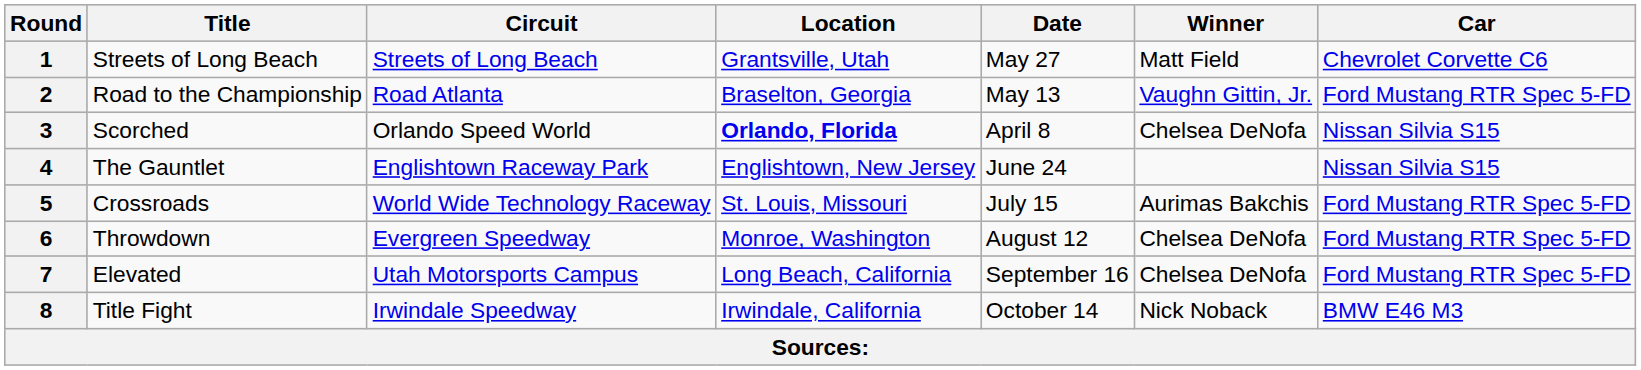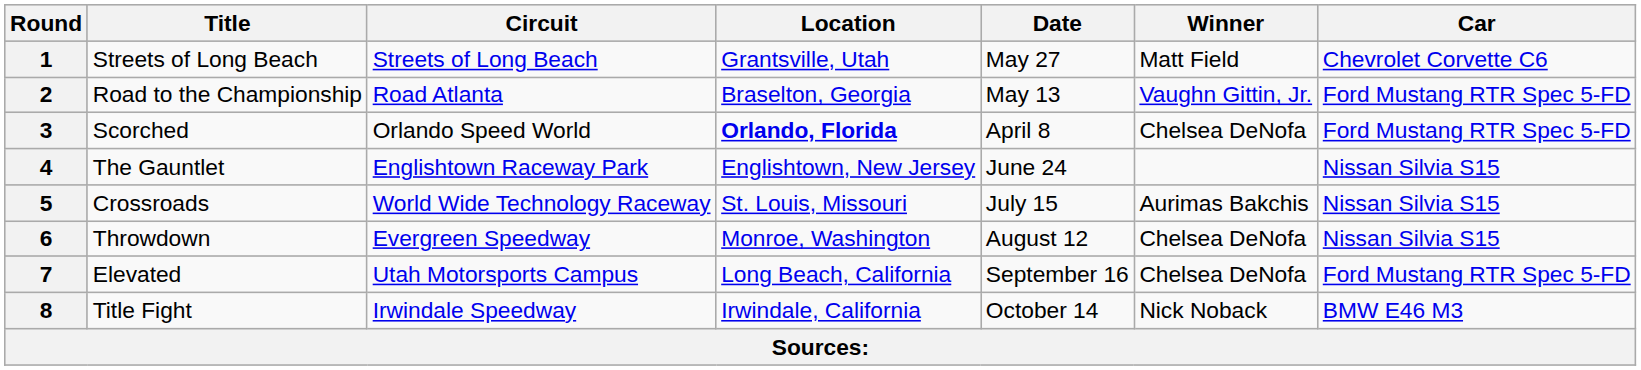(1411, 131) Nissan Silvia S15 -> (1477, 131) Ford Mustang RTR Spec 5-FD
(1477, 203) Ford Mustang RTR Spec 5-FD -> (1411, 203) Nissan Silvia S15
(1477, 239) Ford Mustang RTR Spec 5-FD -> (1411, 239) Nissan Silvia S15
